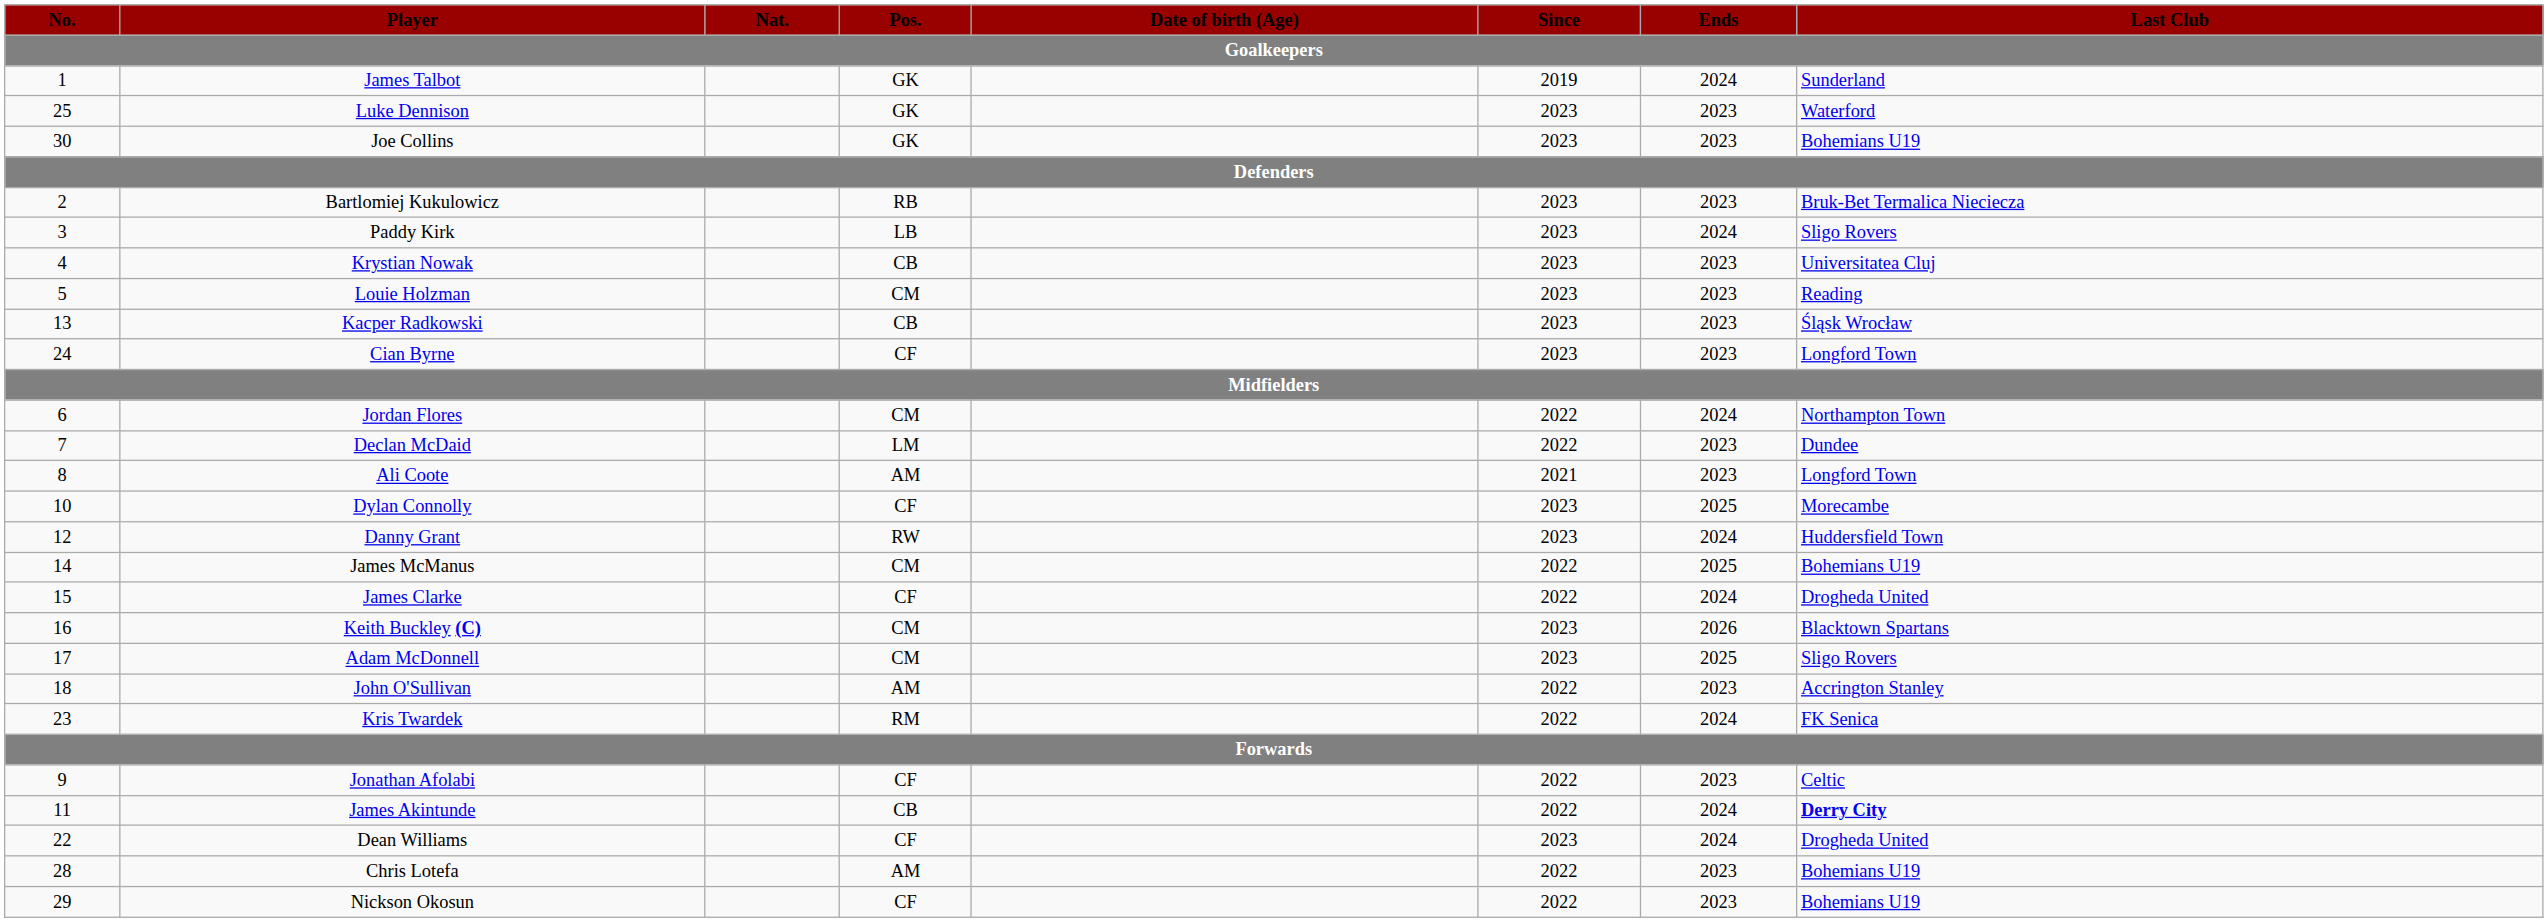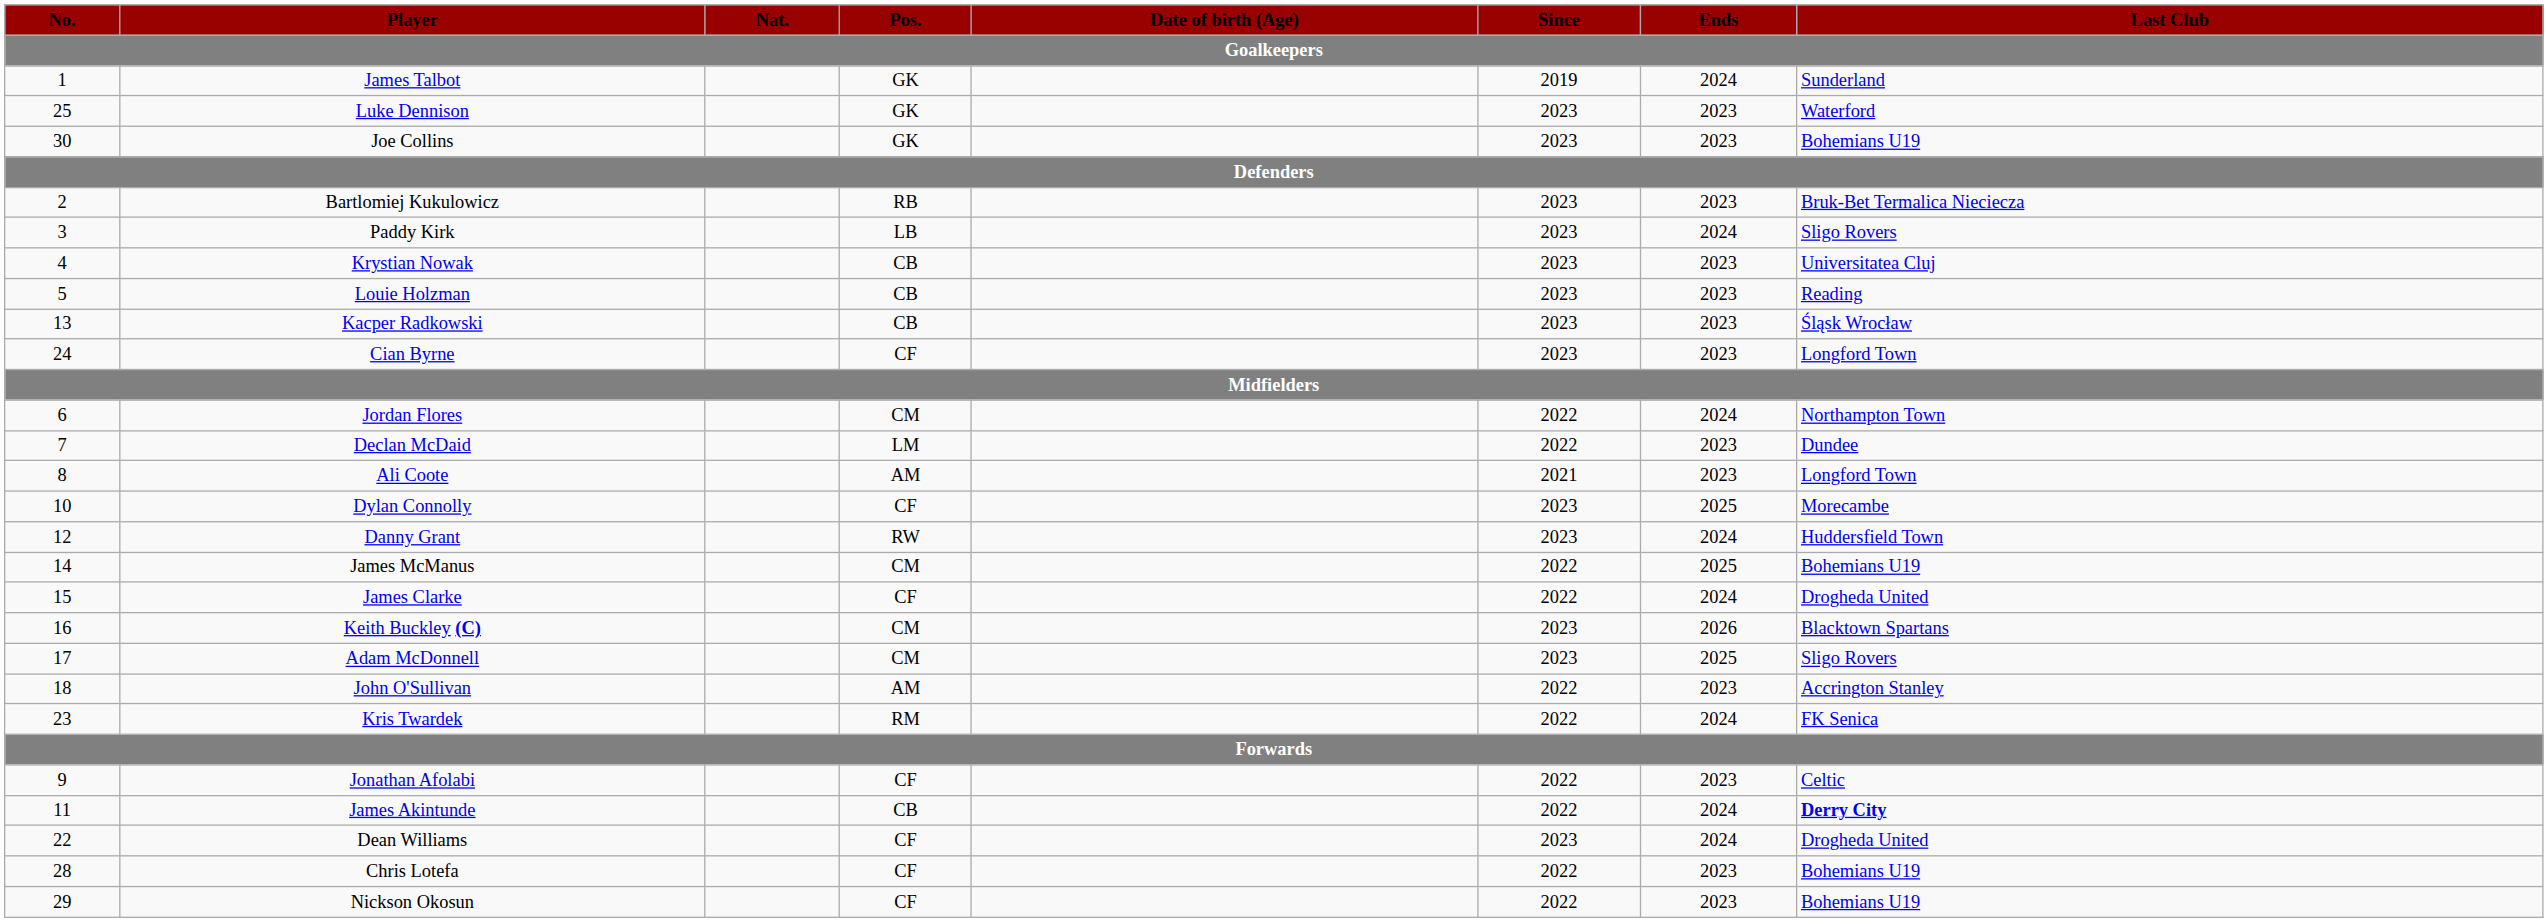(905, 293) CM -> (905, 293) CB
(905, 871) AM -> (905, 871) CF
